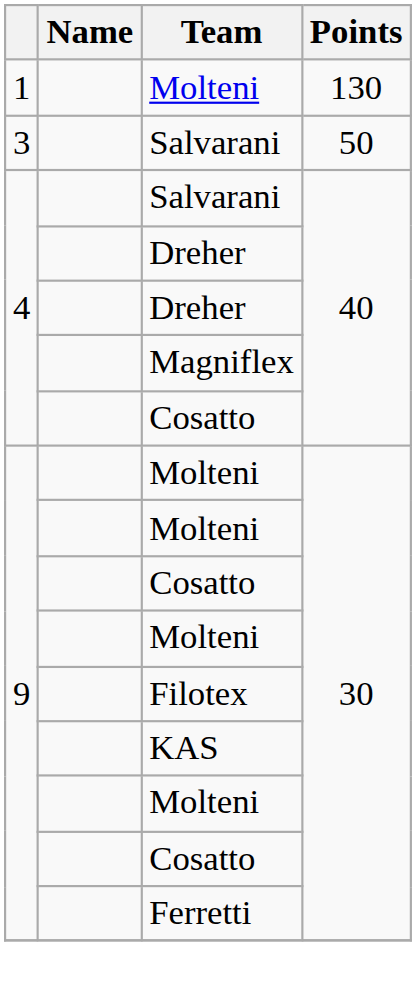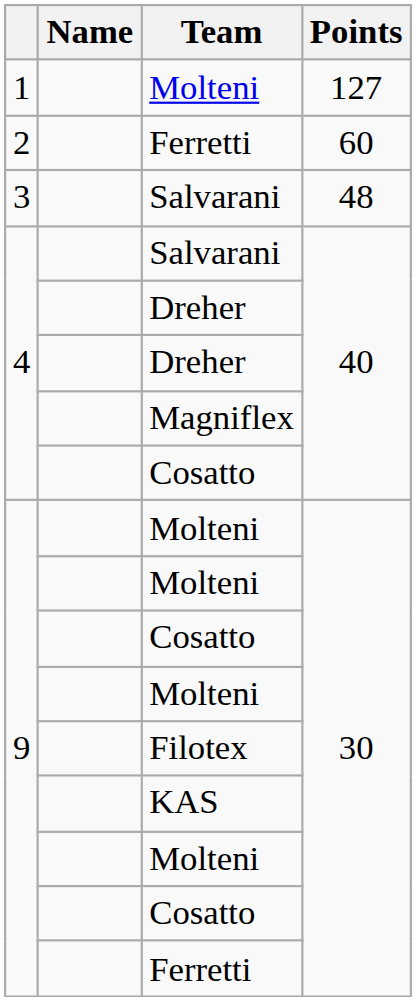(356, 87) 130 -> (356, 87) 127
+ row: (22, 142)
(356, 142) 50 -> (356, 197) 48
